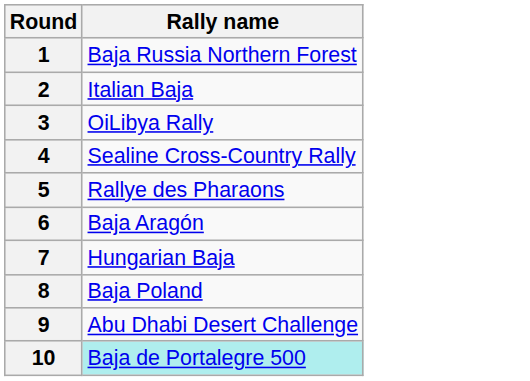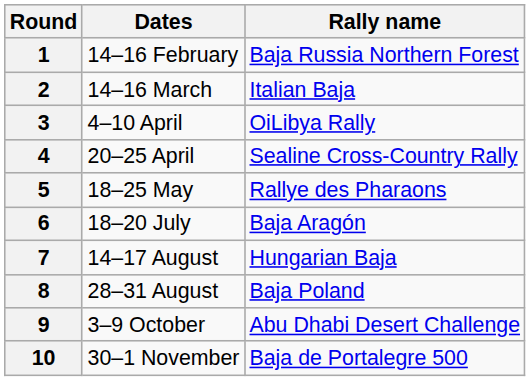+ column: (163, 21)
(197, 358) paleturquoise background -> (359, 358) no background
